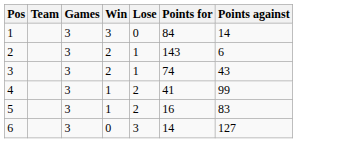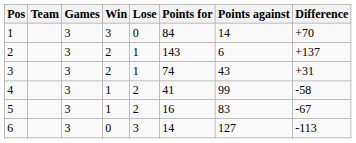+ column: (322, 14)
